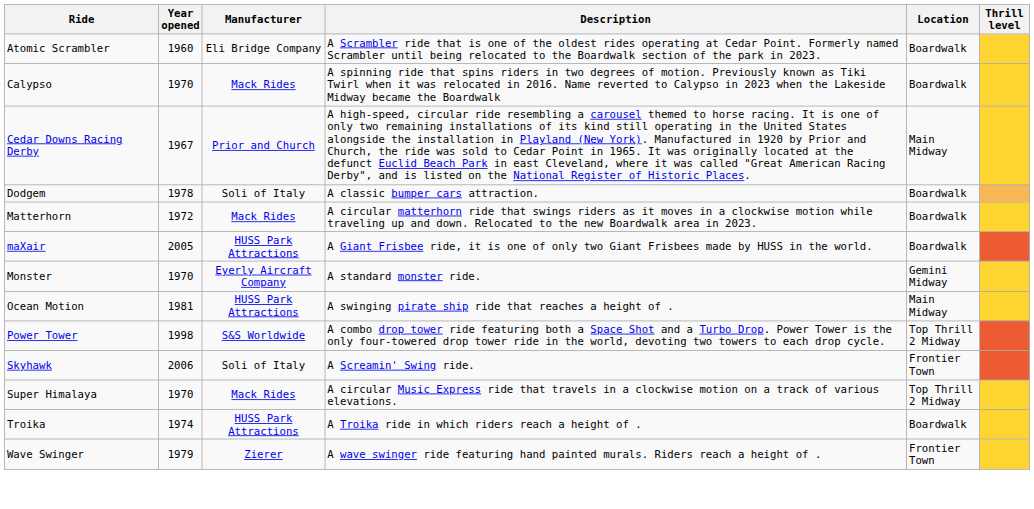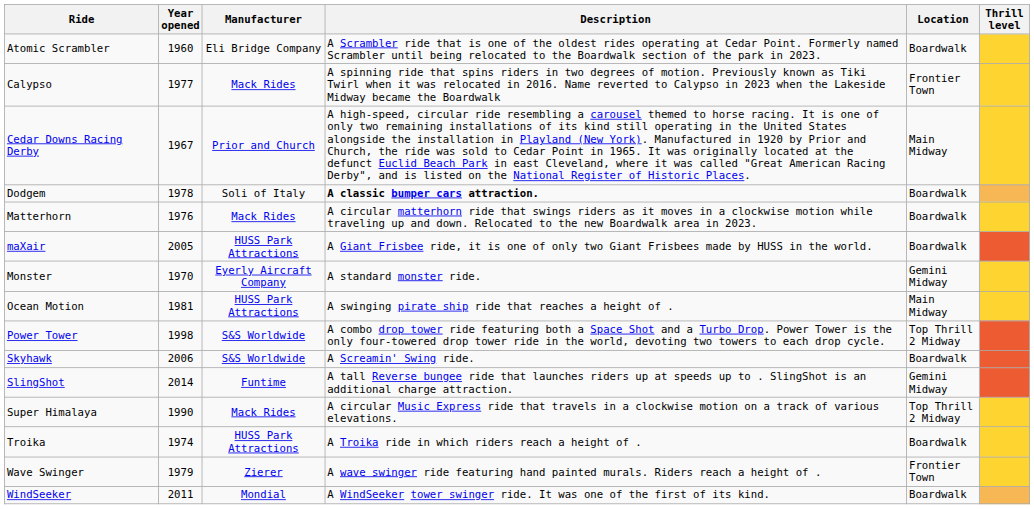(181, 85) 1970 -> (181, 85) 1977
(938, 85) Boardwalk -> (935, 85) Frontier Town
(433, 193) normal -> (433, 193) bold
(181, 217) 1972 -> (181, 217) 1976
(263, 365) Soli of Italy -> (263, 359) S&S Worldwide
(935, 365) Frontier Town -> (938, 359) Boardwalk
+ row: (36, 383)
(181, 395) 1970 -> (181, 412) 1990
+ row: (39, 495)
